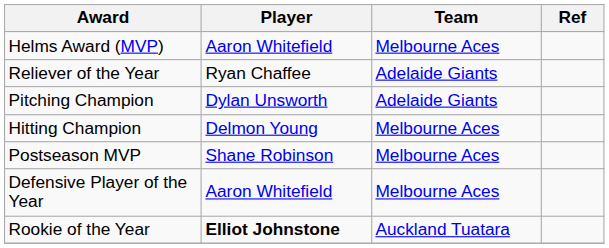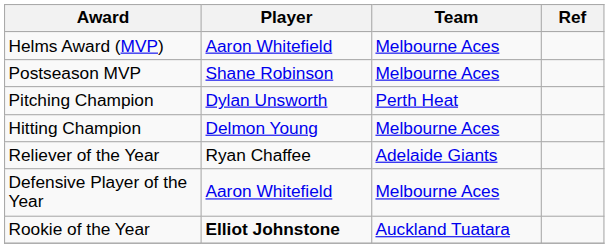rows swapped: (75, 155) <-> (84, 73)
(436, 100) Adelaide Giants -> (417, 100) Perth Heat
